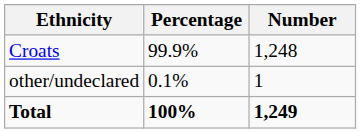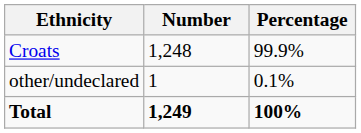columns swapped: (302, 19) <-> (196, 19)
